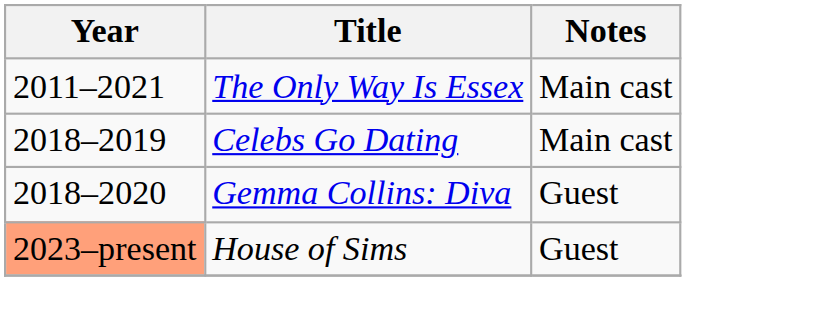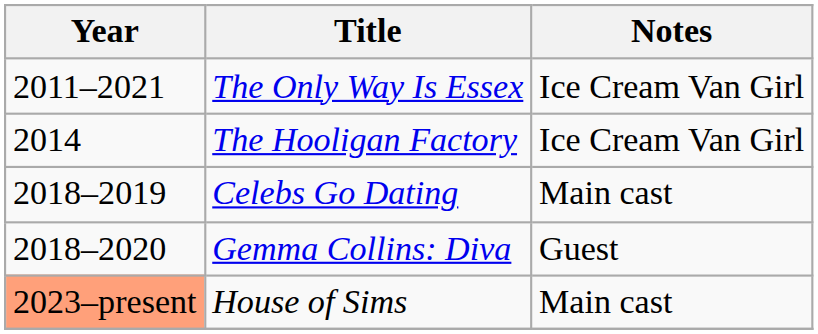(606, 85) Main cast -> (672, 85) Ice Cream Van Girl
+ row: (365, 139)
(579, 247) Guest -> (606, 301) Main cast
